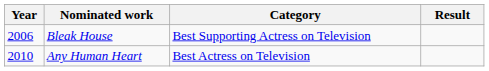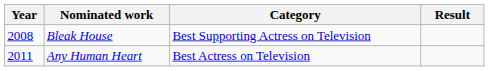(20, 35) 2006 -> (20, 35) 2008
(20, 55) 2010 -> (20, 55) 2011
